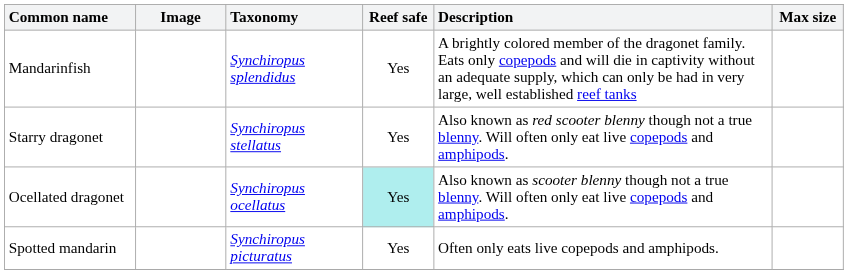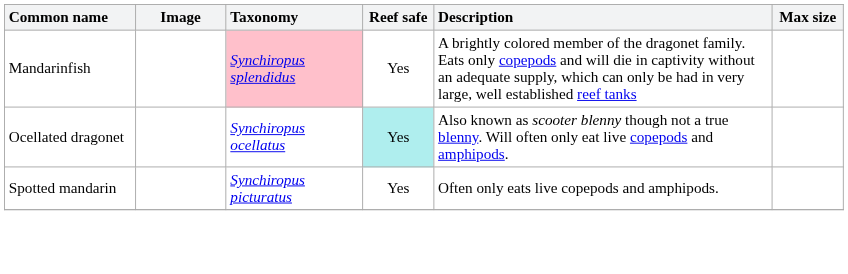(268, 68) no background -> (268, 68) pink background
- row: (56, 137)
